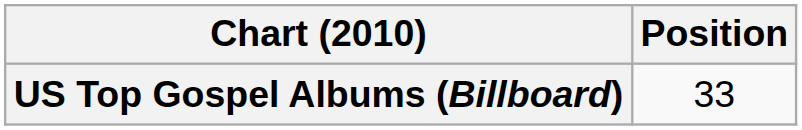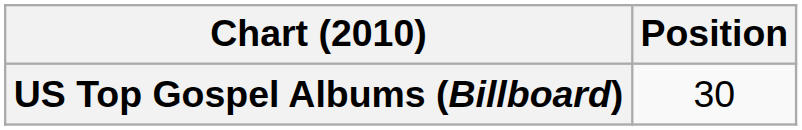(714, 93) 33 -> (714, 93) 30
